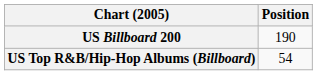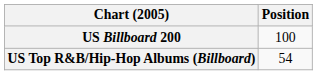(285, 37) 190 -> (285, 37) 100
